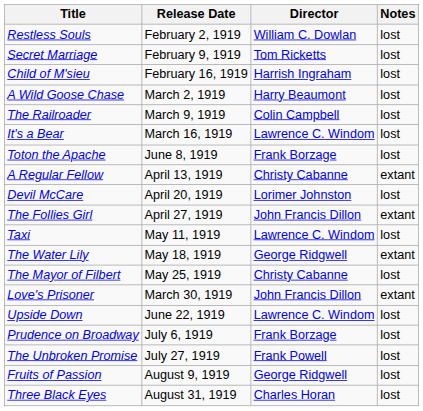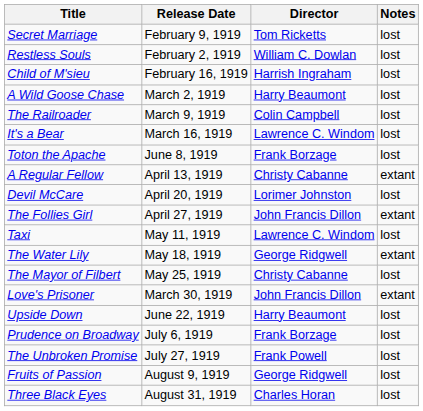rows swapped: (49, 34) <-> (52, 54)
(314, 315) Lawrence C. Windom -> (300, 315) Harry Beaumont
